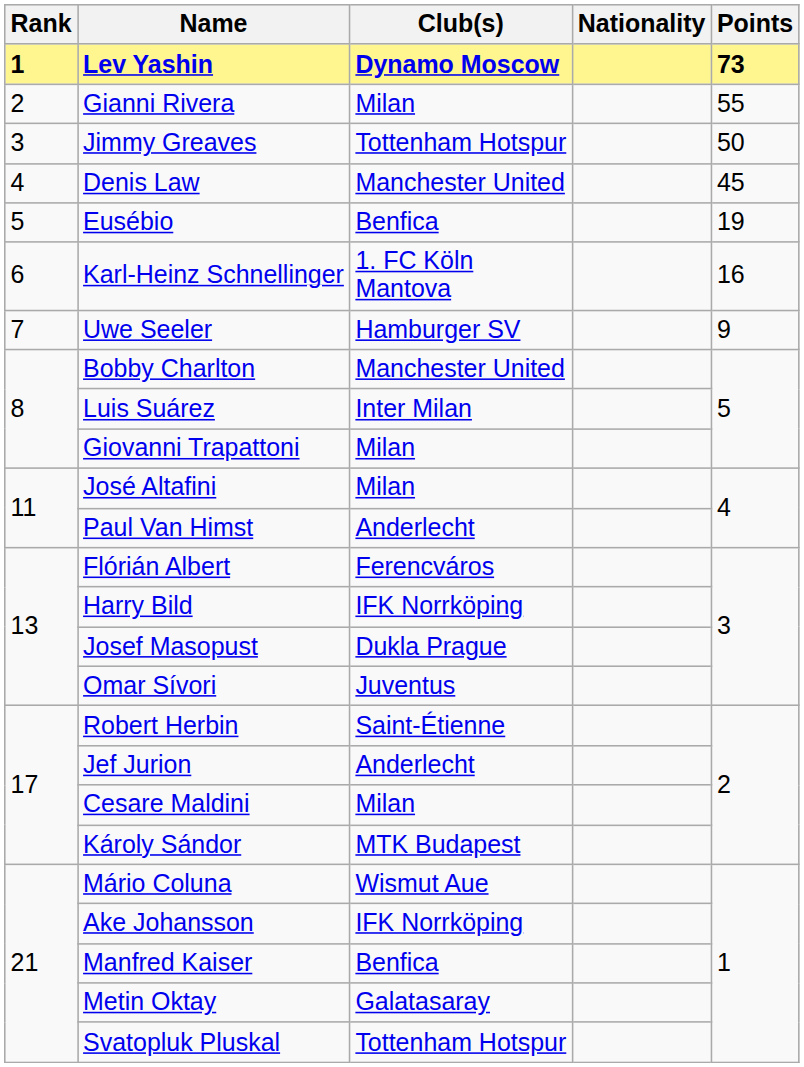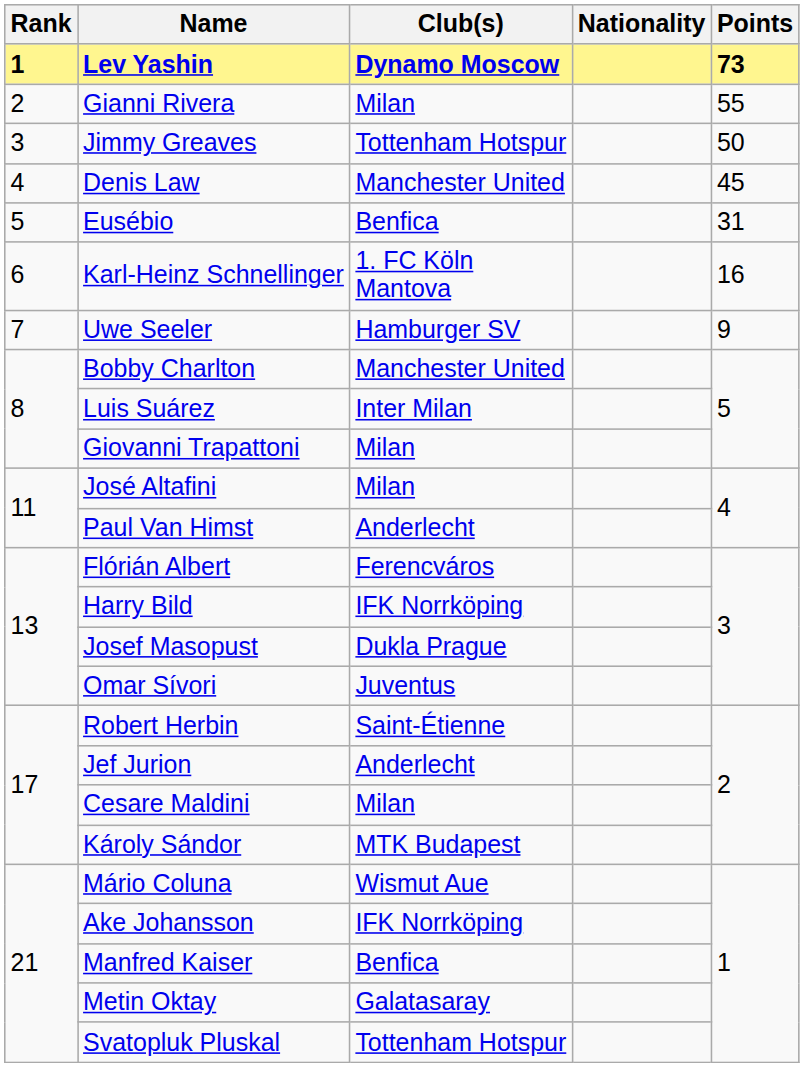(731, 222) 19 -> (731, 222) 31
